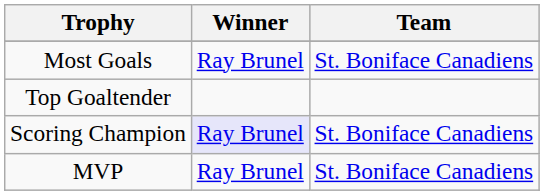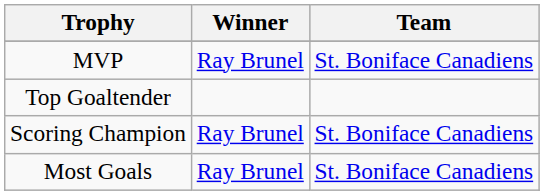rows swapped: (98, 171) <-> (98, 60)
(250, 134) lavender background -> (250, 134) no background
